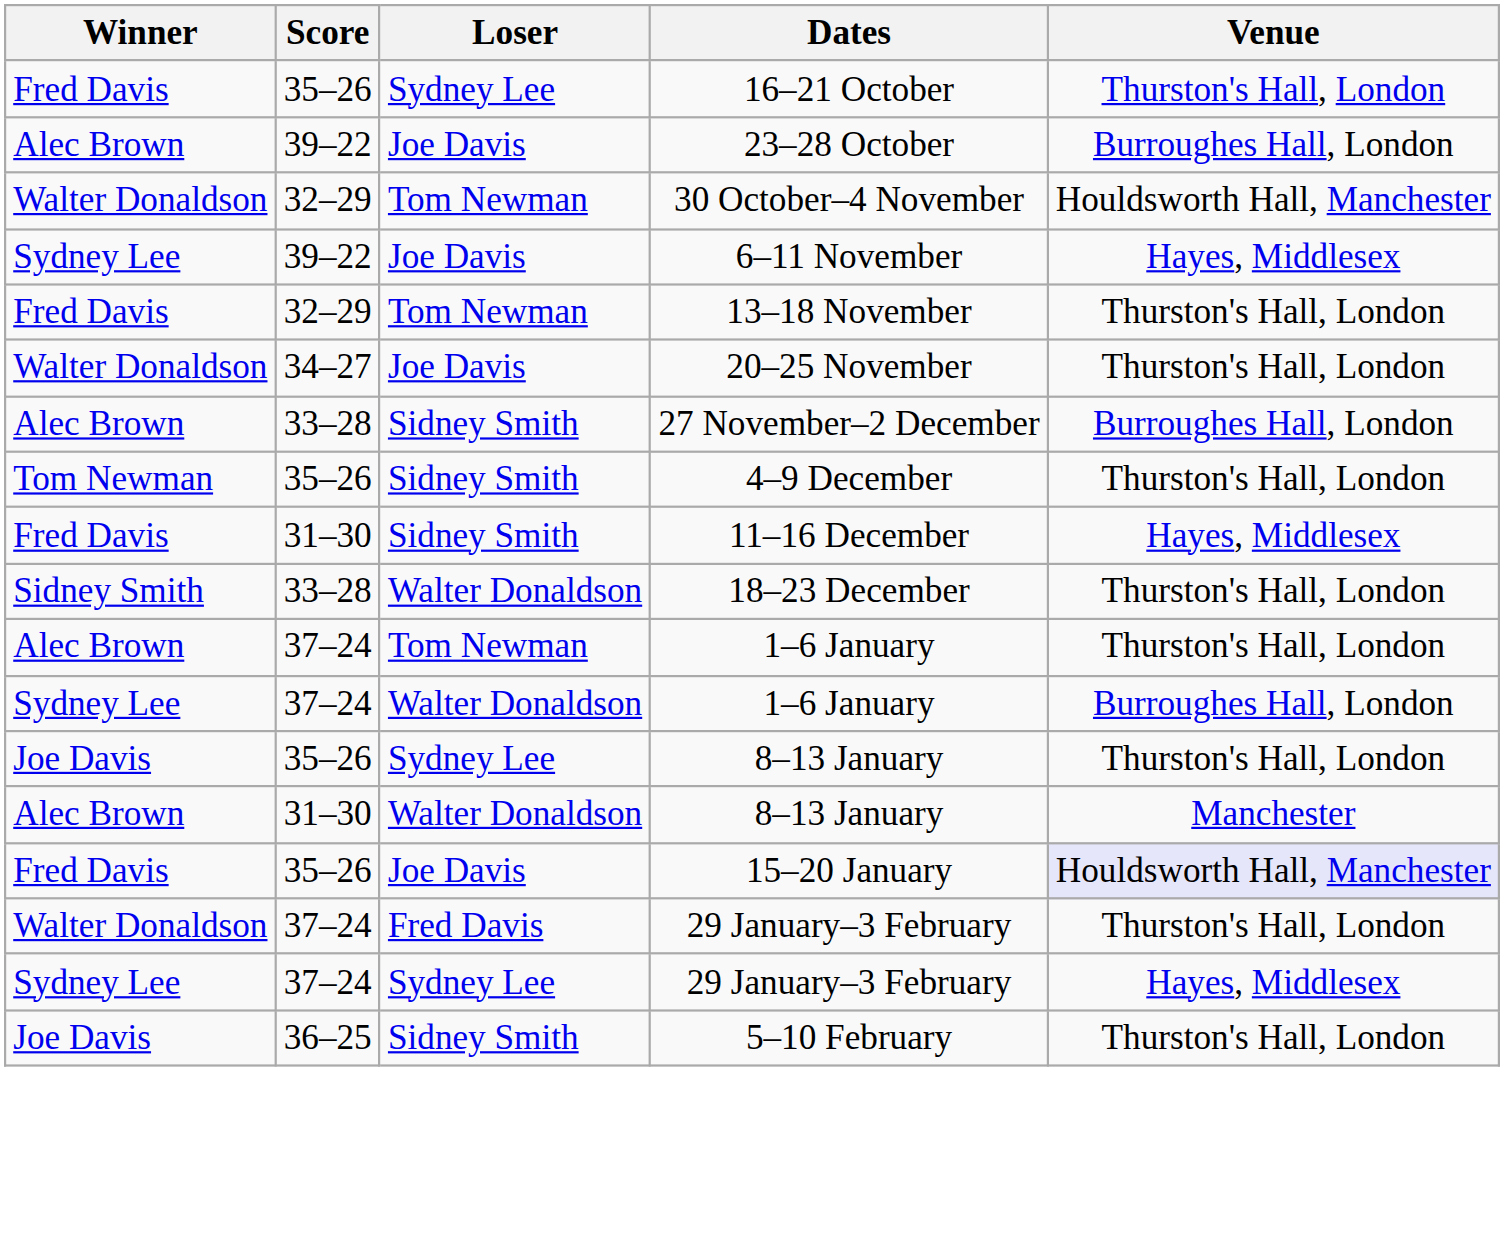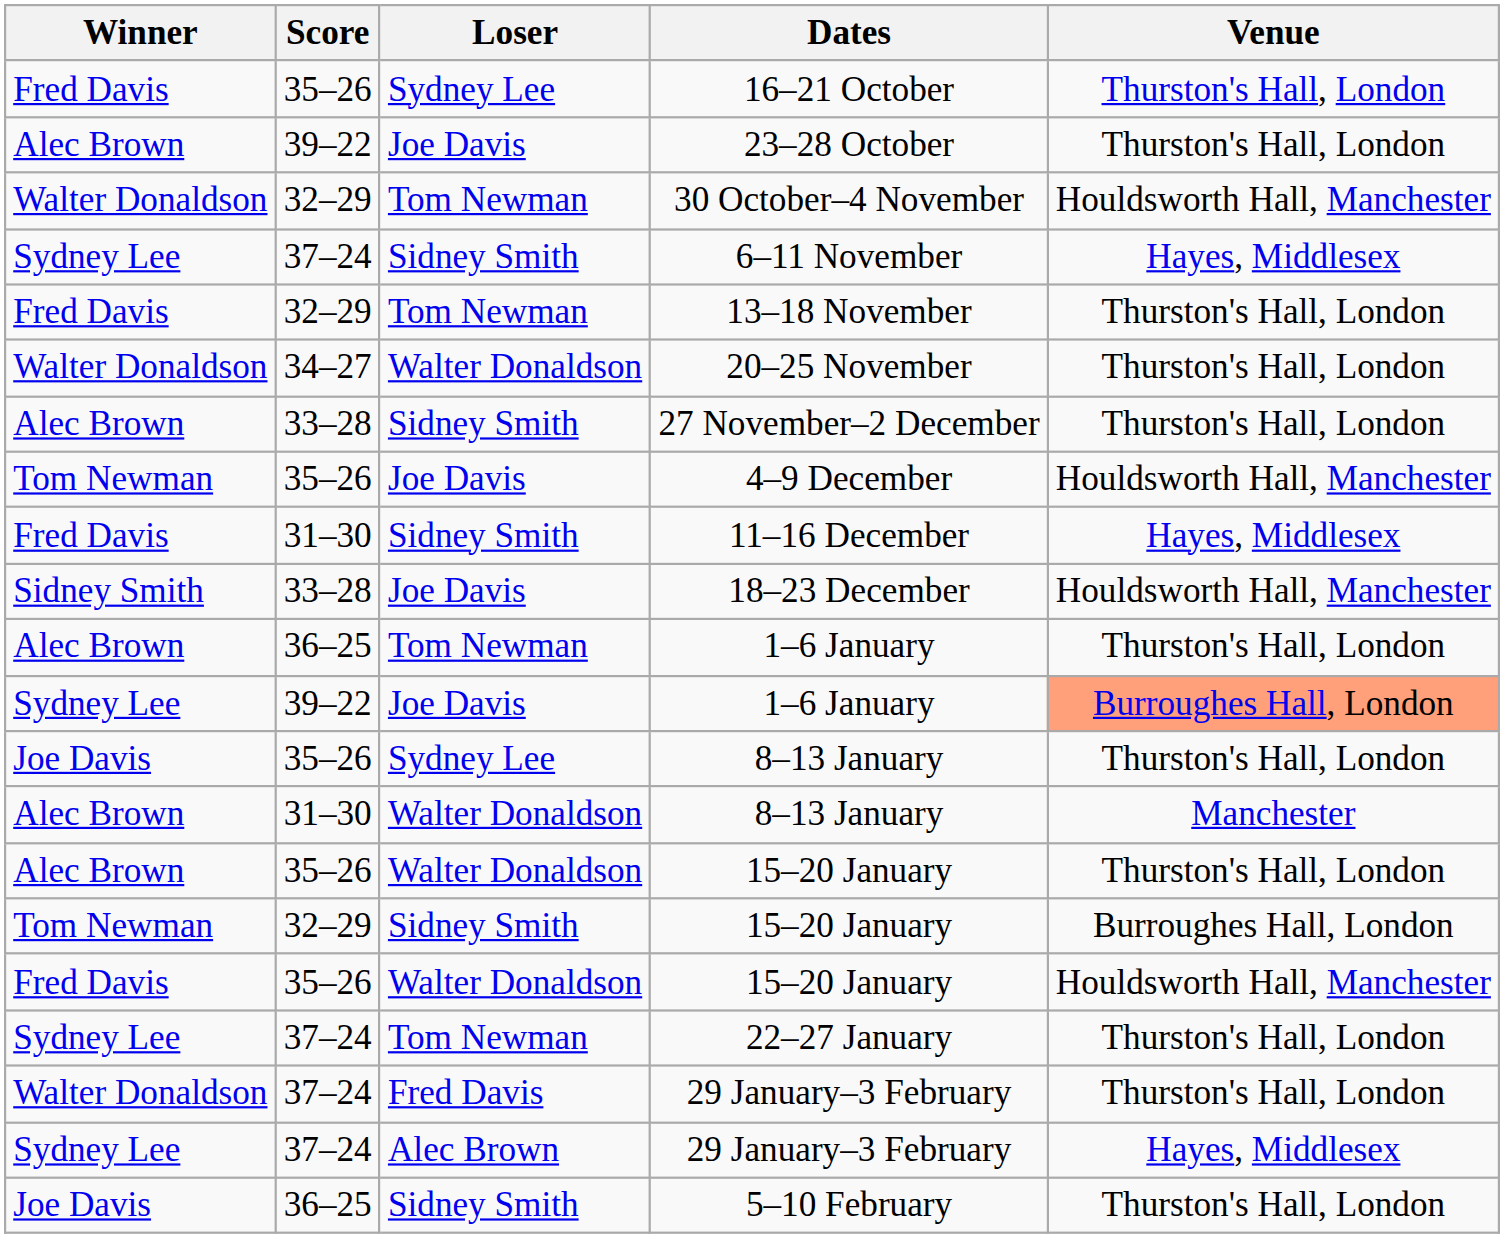(1273, 144) Burroughes Hall, London -> (1273, 144) Thurston's Hall, London
(328, 255) 39–22 -> (328, 255) 37–24
(457, 255) Joe Davis -> (483, 255) Sidney Smith
(457, 367) Joe Davis -> (515, 367) Walter Donaldson
(1273, 423) Burroughes Hall, London -> (1273, 423) Thurston's Hall, London
(483, 479) Sidney Smith -> (457, 479) Joe Davis
(1273, 479) Thurston's Hall, London -> (1273, 479) Houldsworth Hall, Manchester
(515, 590) Walter Donaldson -> (457, 590) Joe Davis
(1273, 590) Thurston's Hall, London -> (1273, 590) Houldsworth Hall, Manchester
(328, 646) 37–24 -> (328, 646) 36–25
(328, 702) 37–24 -> (328, 702) 39–22
(515, 702) Walter Donaldson -> (457, 702) Joe Davis
(1273, 702) no background -> (1273, 702) lightsalmon background
+ row: (99, 869)
+ row: (113, 925)
(457, 869) Joe Davis -> (515, 981) Walter Donaldson
(1273, 869) lavender background -> (1273, 981) no background
+ row: (97, 1037)
(472, 981) Sydney Lee -> (473, 1148) Alec Brown
